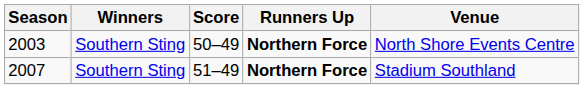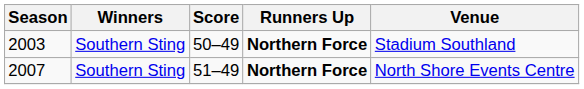(475, 44) North Shore Events Centre -> (445, 44) Stadium Southland
(445, 70) Stadium Southland -> (475, 70) North Shore Events Centre
